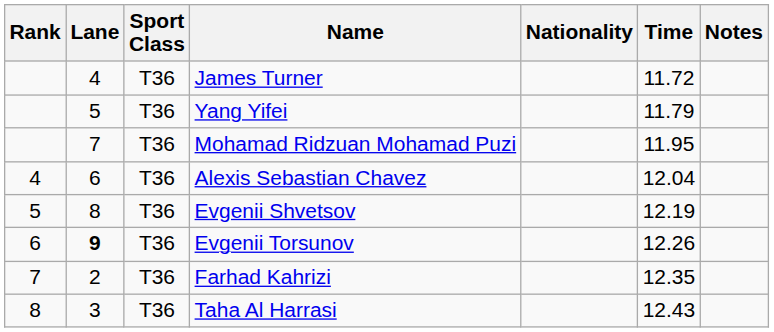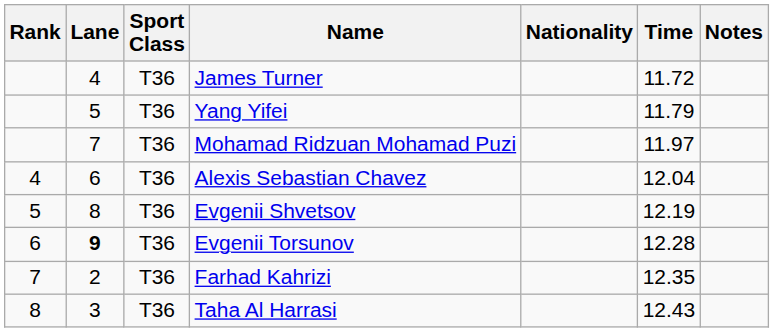(669, 144) 11.95 -> (669, 144) 11.97
(669, 244) 12.26 -> (669, 244) 12.28
